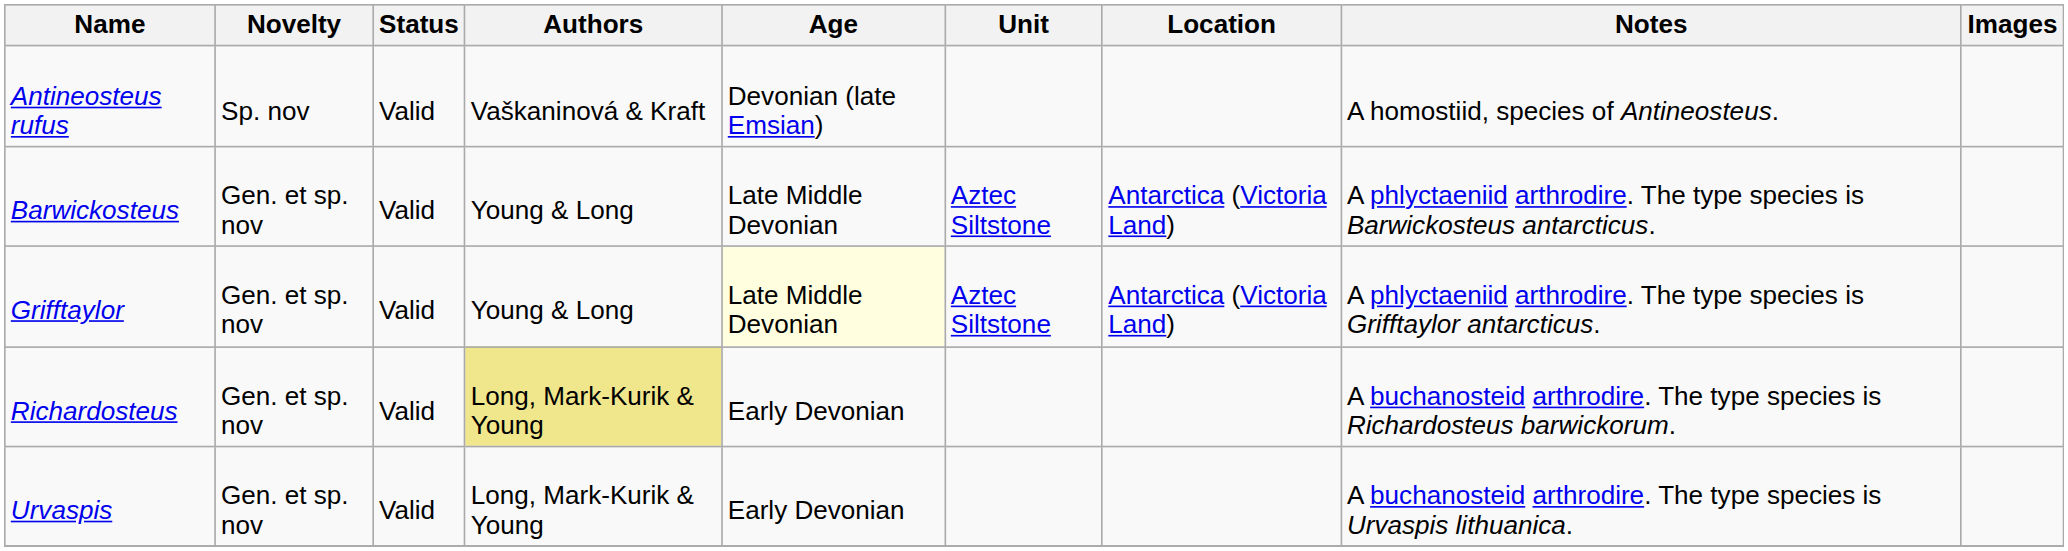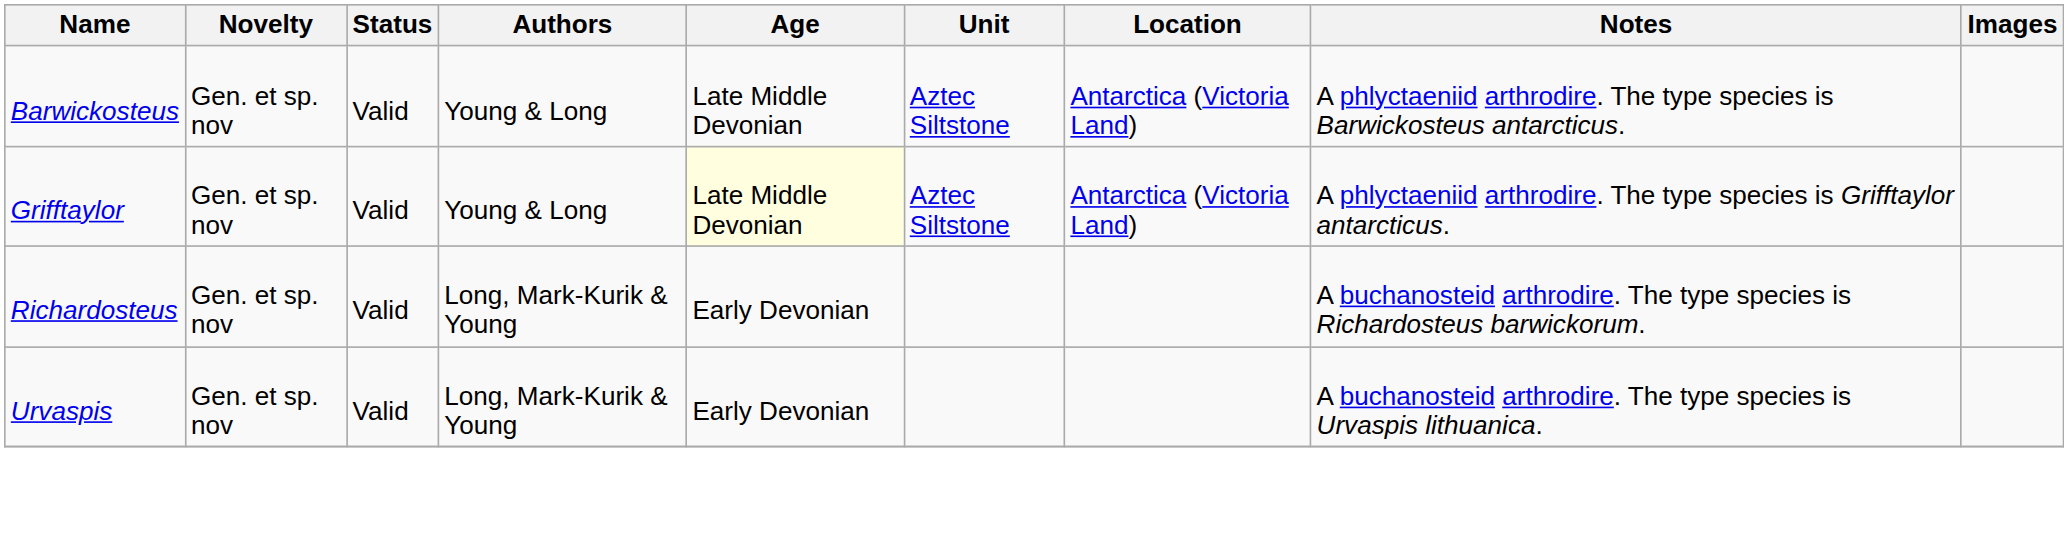- row: (86, 110)
(582, 410) khaki background -> (556, 310) no background
